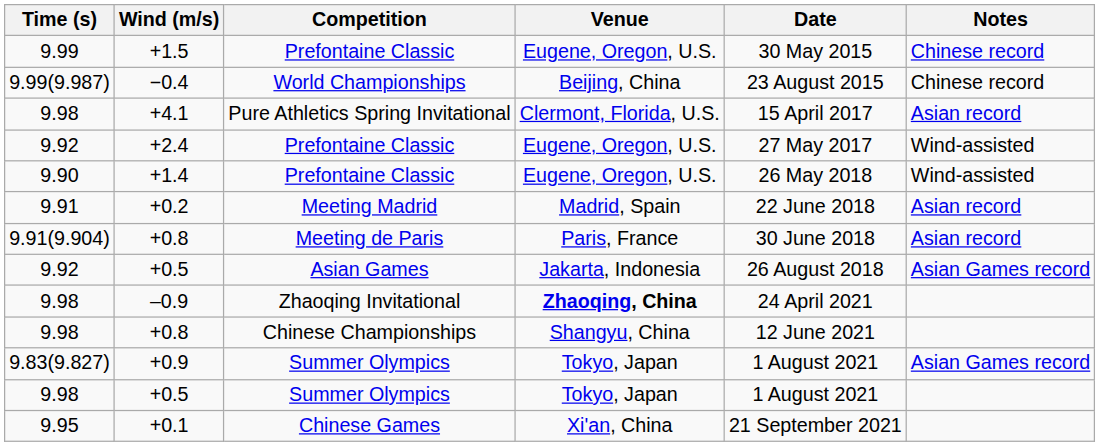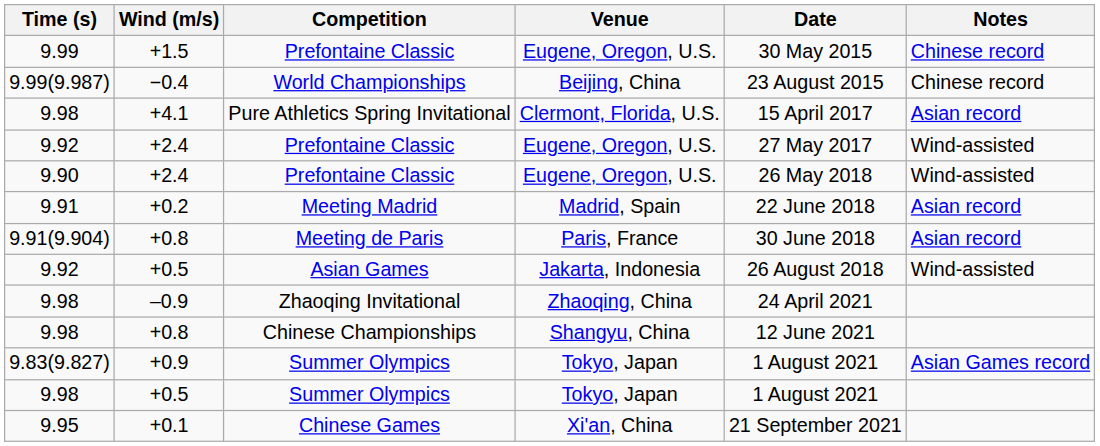(169, 176) +1.4 -> (169, 176) +2.4
(1001, 269) Asian Games record -> (973, 269) Wind-assisted
(620, 301) bold -> (620, 301) normal
